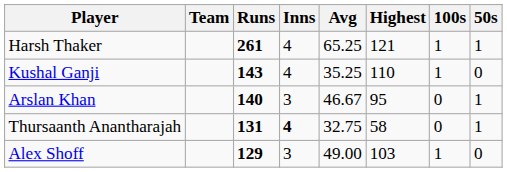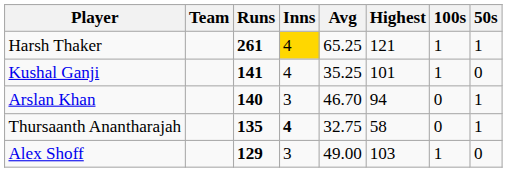(287, 45) no background -> (287, 45) gold background
(250, 72) 143 -> (250, 72) 141
(382, 72) 110 -> (383, 72) 101
(343, 99) 46.67 -> (343, 99) 46.70
(378, 99) 95 -> (378, 99) 94
(250, 126) 131 -> (250, 126) 135
